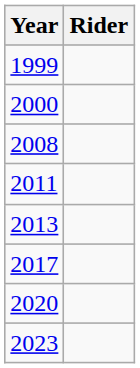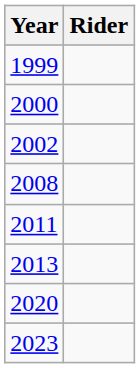+ row: (34, 144)
- row: (34, 262)
